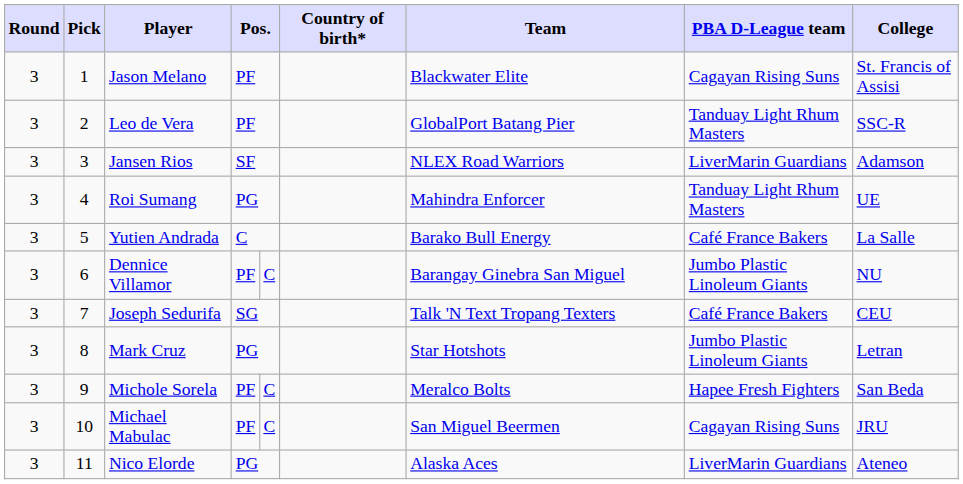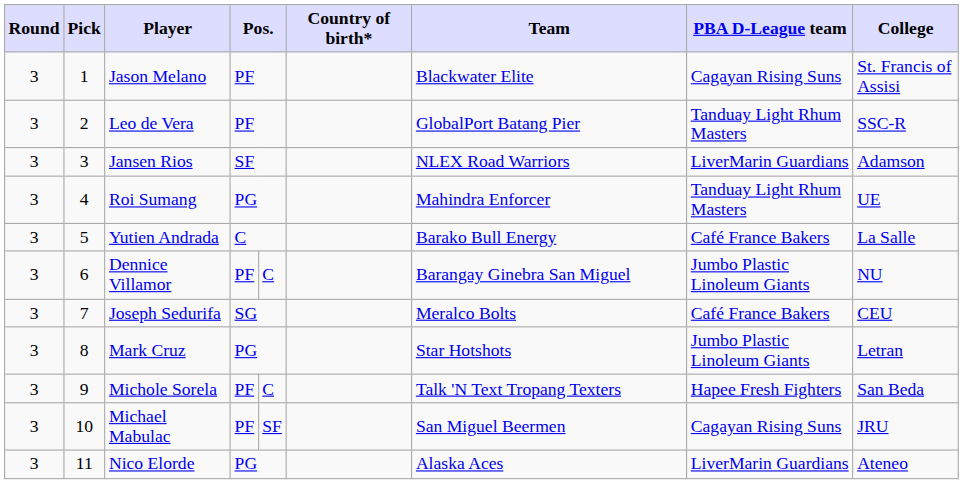(513, 312) Talk 'N Text Tropang Texters -> (466, 312) Meralco Bolts
(460, 388) Meralco Bolts -> (518, 388) Talk 'N Text Tropang Texters
(269, 426) C -> (272, 426) SF
